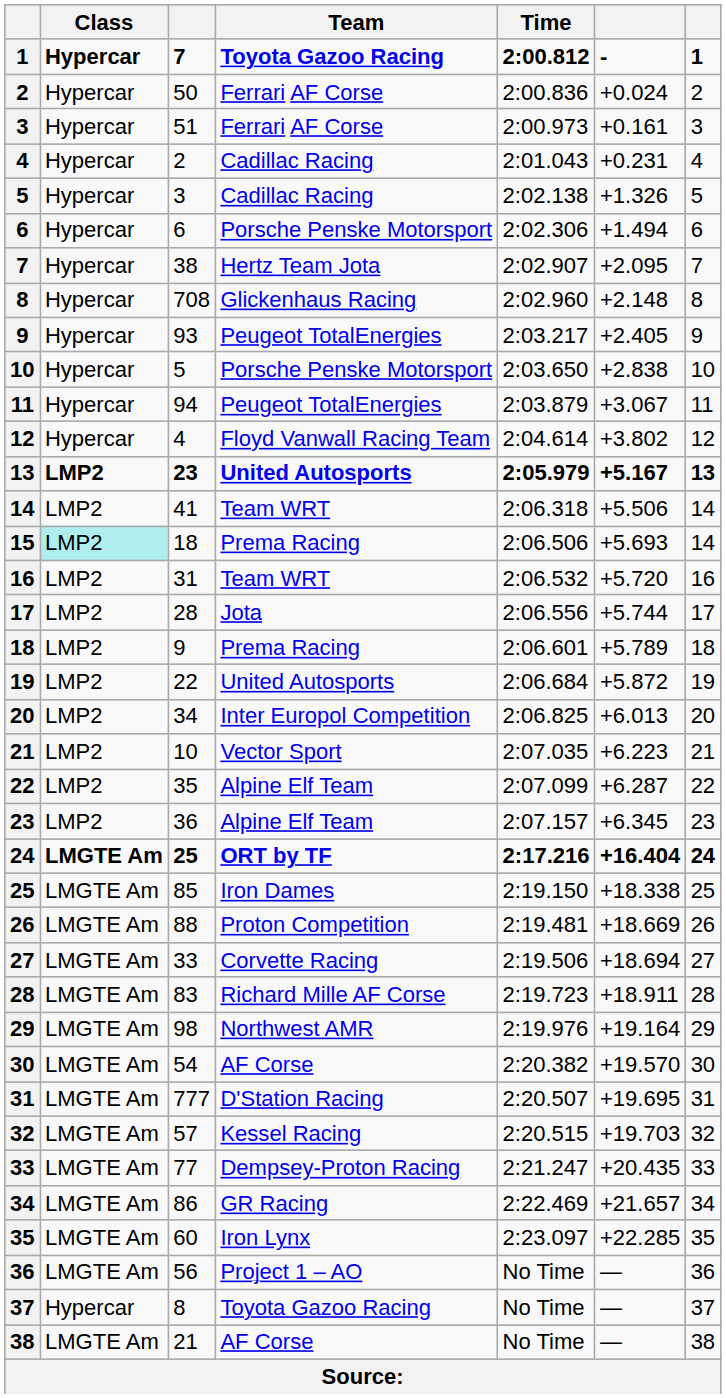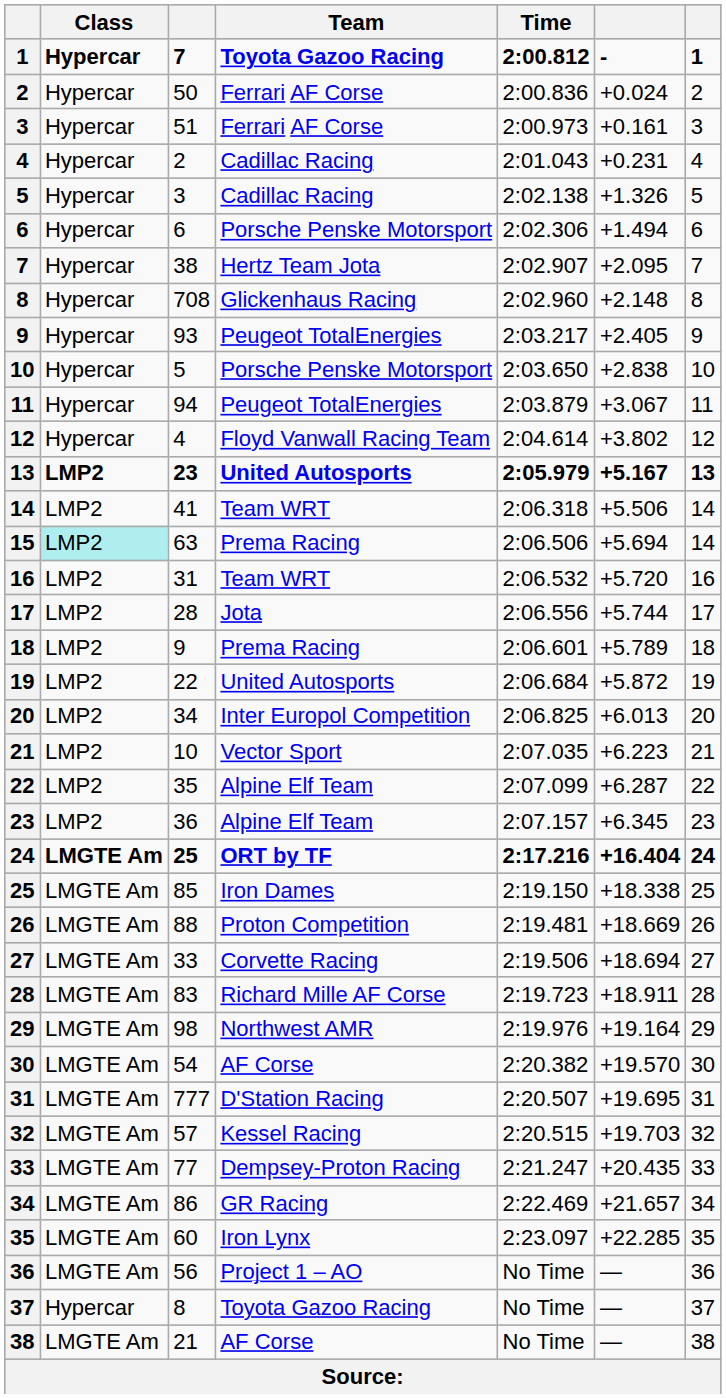(185, 543) 18 -> (185, 543) 63
(634, 543) +5.693 -> (634, 543) +5.694
